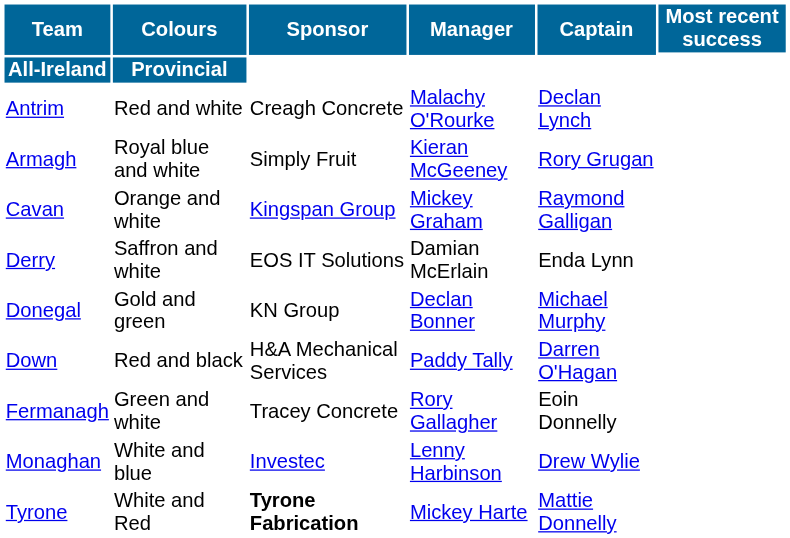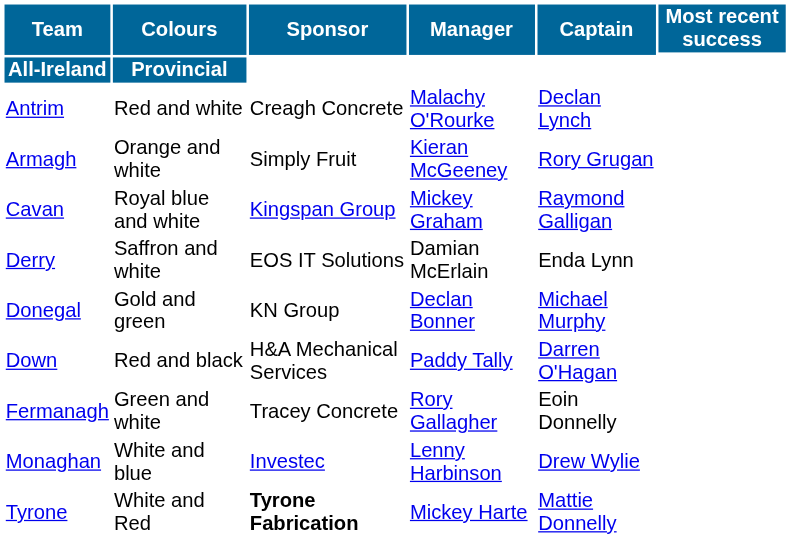(162, 159) Royal blue and white -> (167, 159) Orange and white
(167, 209) Orange and white -> (162, 209) Royal blue and white
